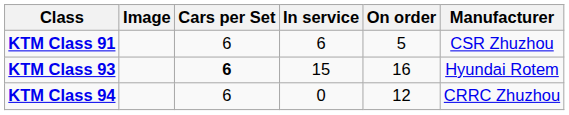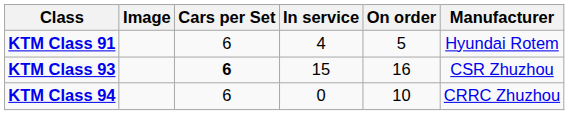(321, 43) 6 -> (321, 43) 4
(502, 43) CSR Zhuzhou -> (502, 43) Hyundai Rotem
(502, 69) Hyundai Rotem -> (502, 69) CSR Zhuzhou
(401, 95) 12 -> (401, 95) 10
